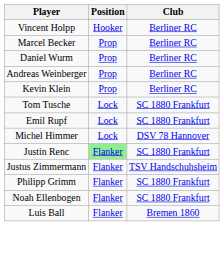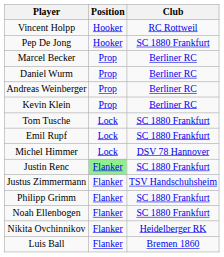(173, 27) Berliner RC -> (173, 27) RC Rottweil
+ row: (46, 43)
+ row: (46, 228)
